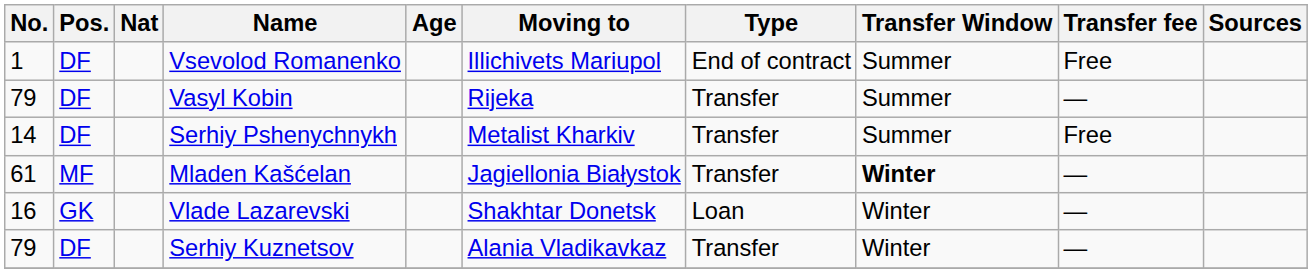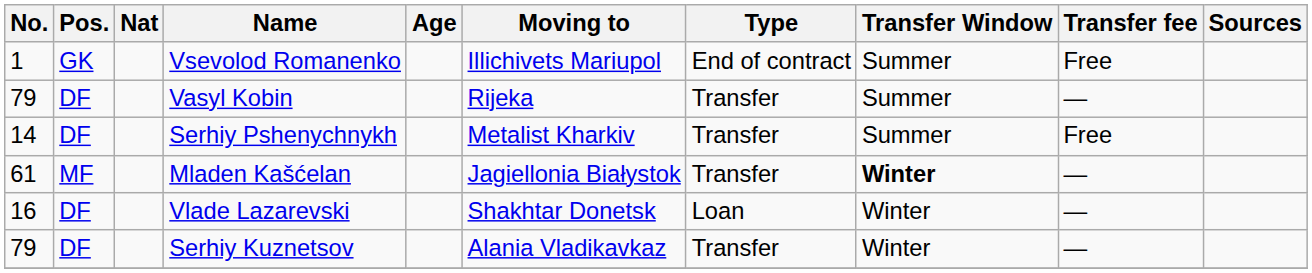(75, 60) DF -> (76, 60) GK
(76, 211) GK -> (75, 211) DF
